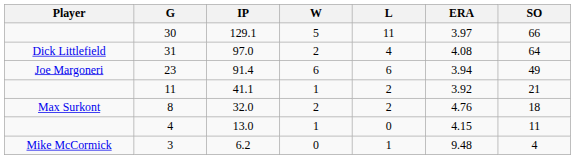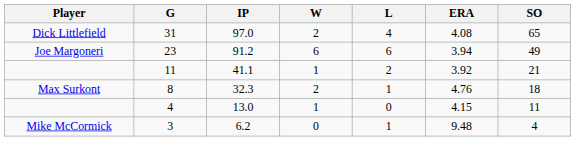- row: (170, 32)
(534, 51) 64 -> (534, 32) 65
(243, 70) 91.4 -> (243, 51) 91.2
(243, 107) 32.0 -> (243, 88) 32.3
(389, 107) 2 -> (389, 88) 1
